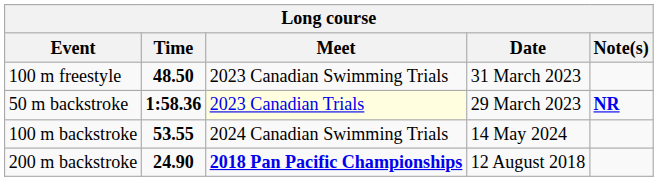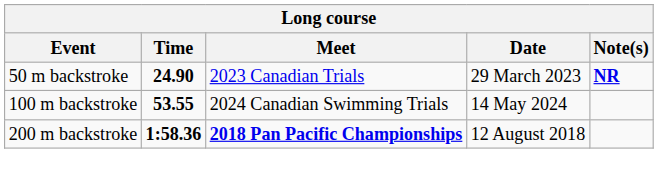- row: (65, 76)
(173, 104) 1:58.36 -> (173, 76) 24.90
(287, 104) lightyellow background -> (287, 76) no background
(173, 162) 24.90 -> (173, 133) 1:58.36
